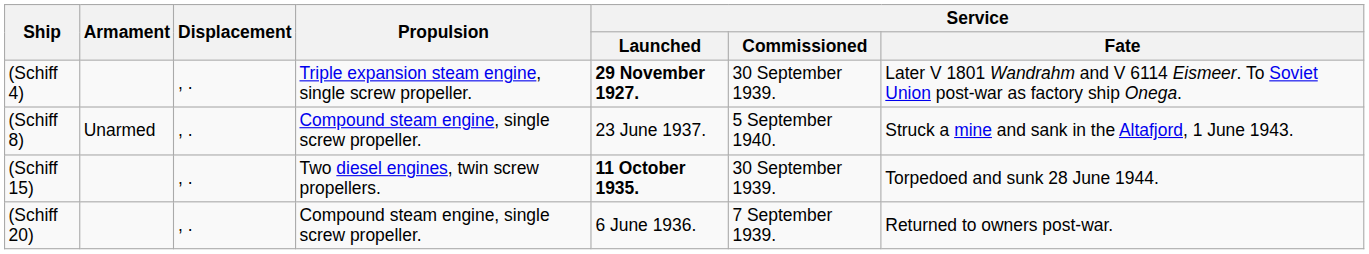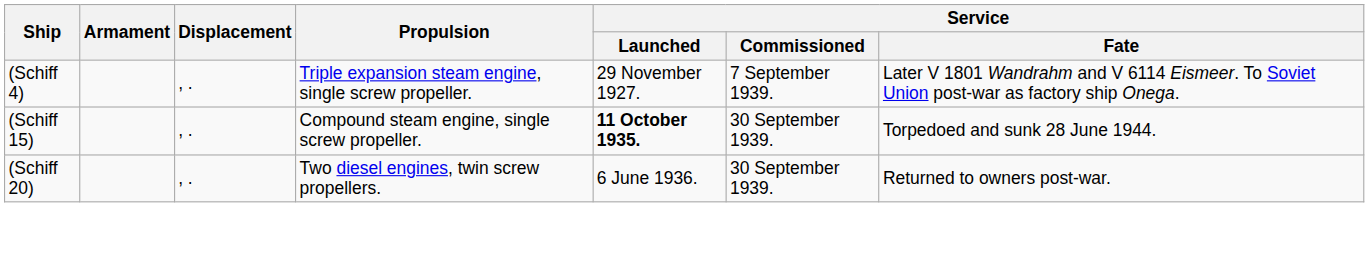(650, 83) bold -> (649, 83) normal
(787, 83) 30 September 1939. -> (780, 83) 7 September 1939.
- row: (33, 130)
(419, 178) Two diesel engines, twin screw propellers. -> (425, 130) Compound steam engine, single screw propeller.
(425, 225) Compound steam engine, single screw propeller. -> (419, 178) Two diesel engines, twin screw propellers.
(782, 225) 7 September 1939. -> (785, 178) 30 September 1939.
